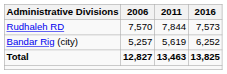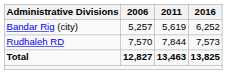rows swapped: (35, 27) <-> (42, 42)
